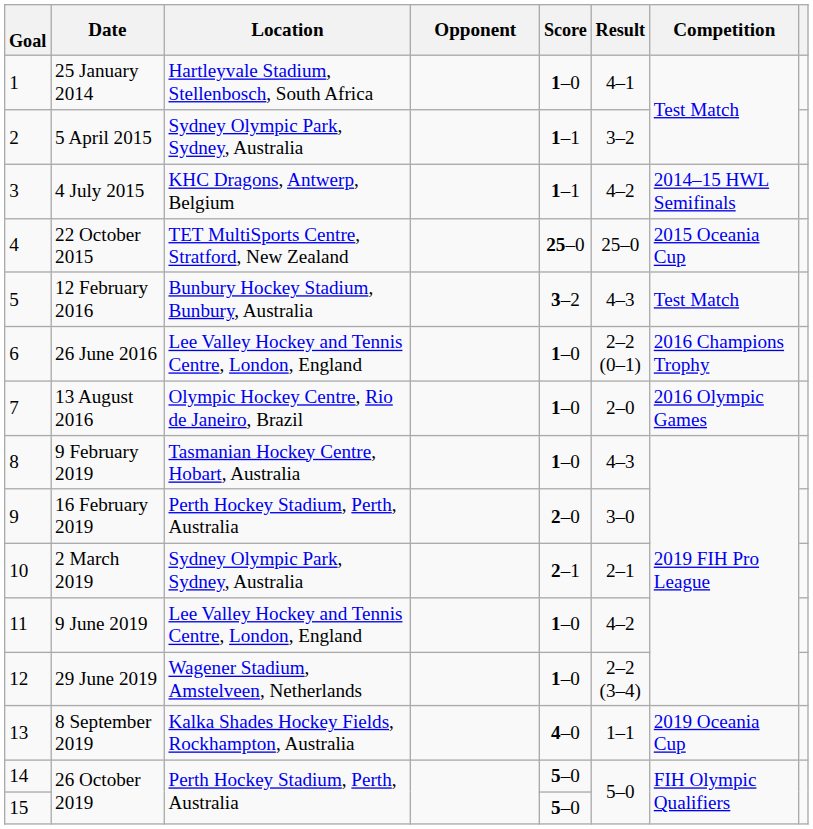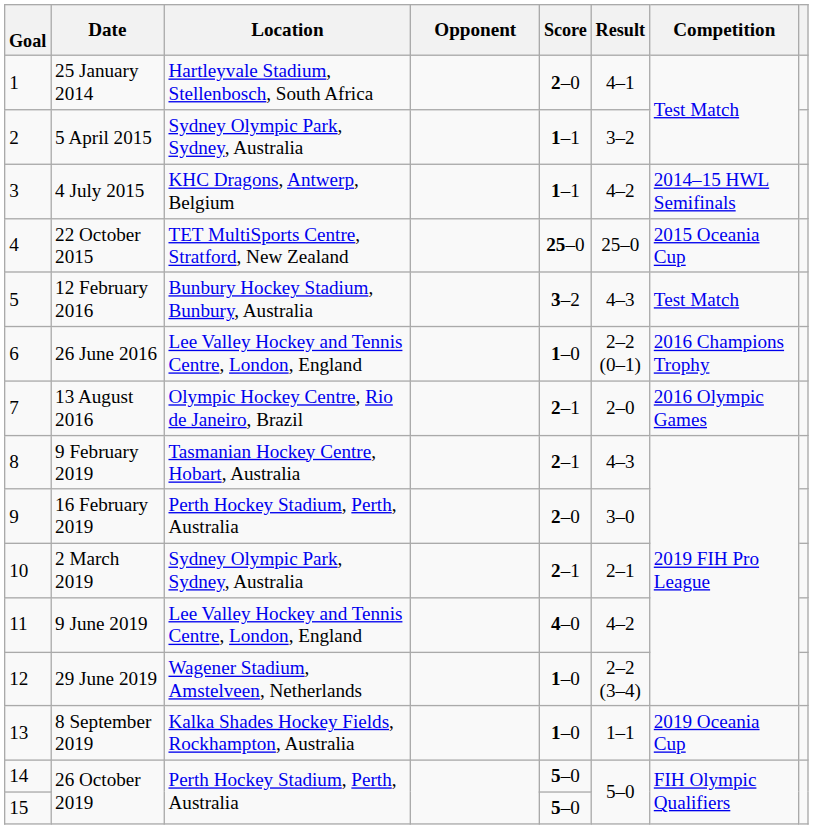(565, 83) 1–0 -> (565, 83) 2–0
(565, 408) 1–0 -> (565, 408) 2–1
(565, 462) 1–0 -> (565, 462) 2–1
(565, 625) 1–0 -> (565, 625) 4–0
(565, 733) 4–0 -> (565, 733) 1–0
